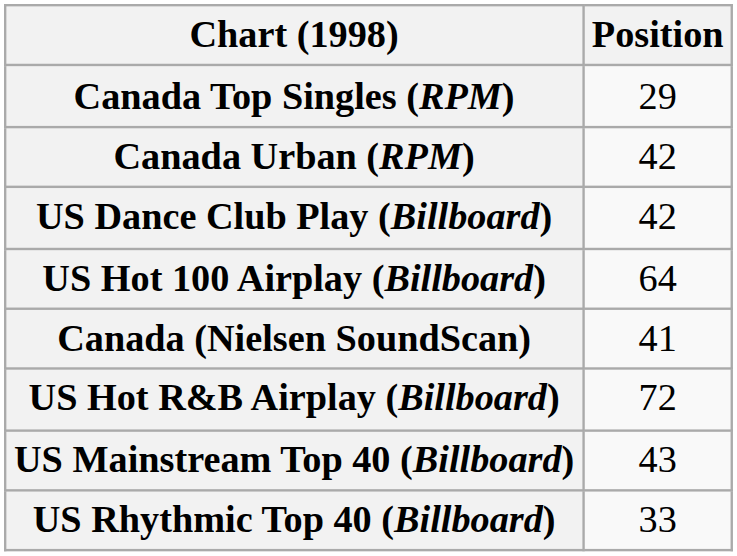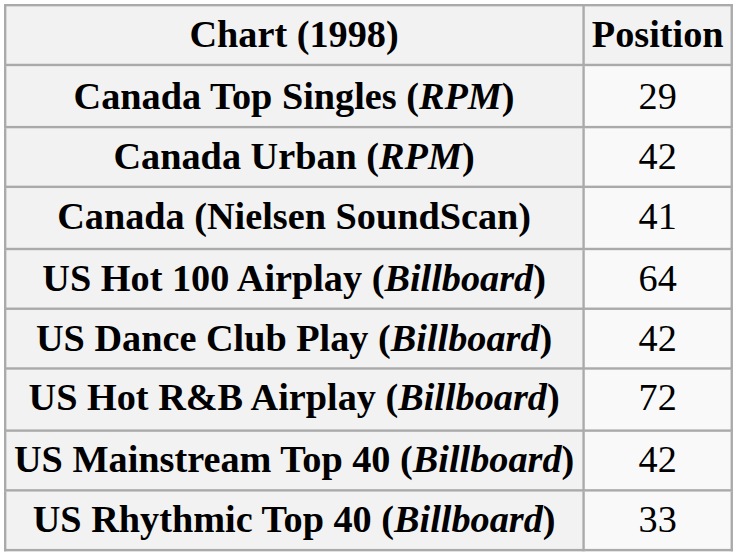rows swapped: (294, 338) <-> (294, 216)
(658, 459) 43 -> (658, 459) 42
